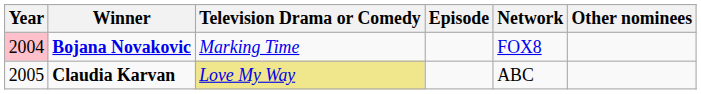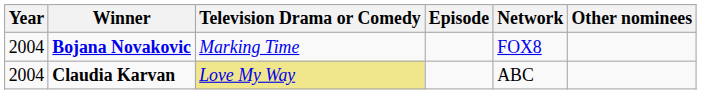(26, 46) pink background -> (26, 46) no background
(26, 74) 2005 -> (26, 74) 2004
